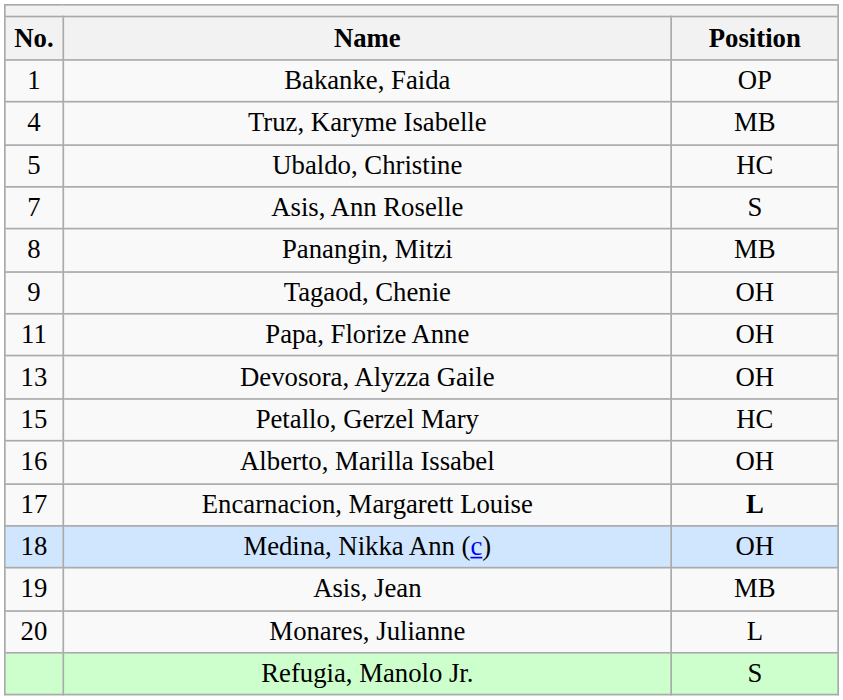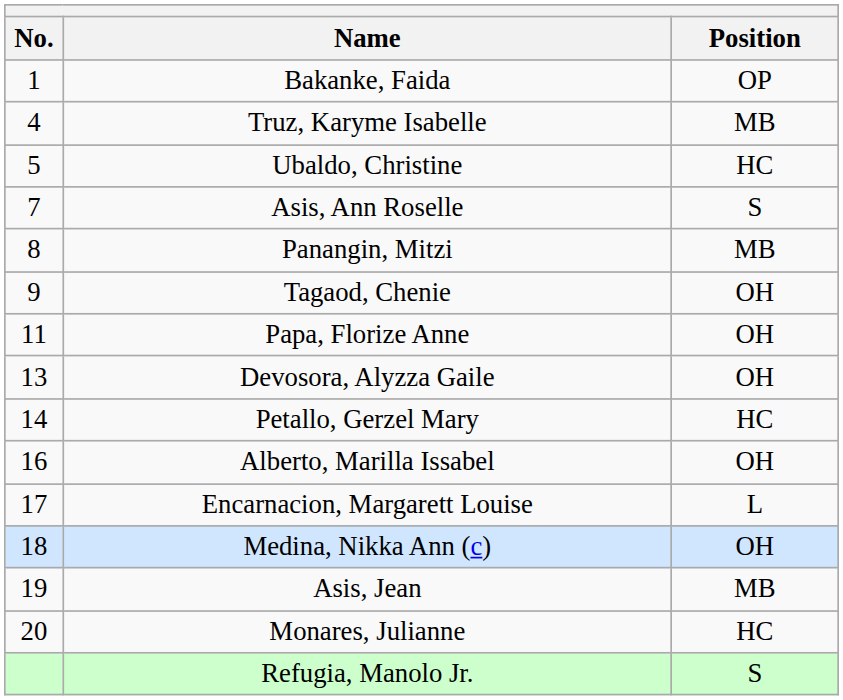(34, 419) 15 -> (34, 419) 14
(755, 504) bold -> (755, 504) normal
(755, 631) L -> (755, 631) HC
